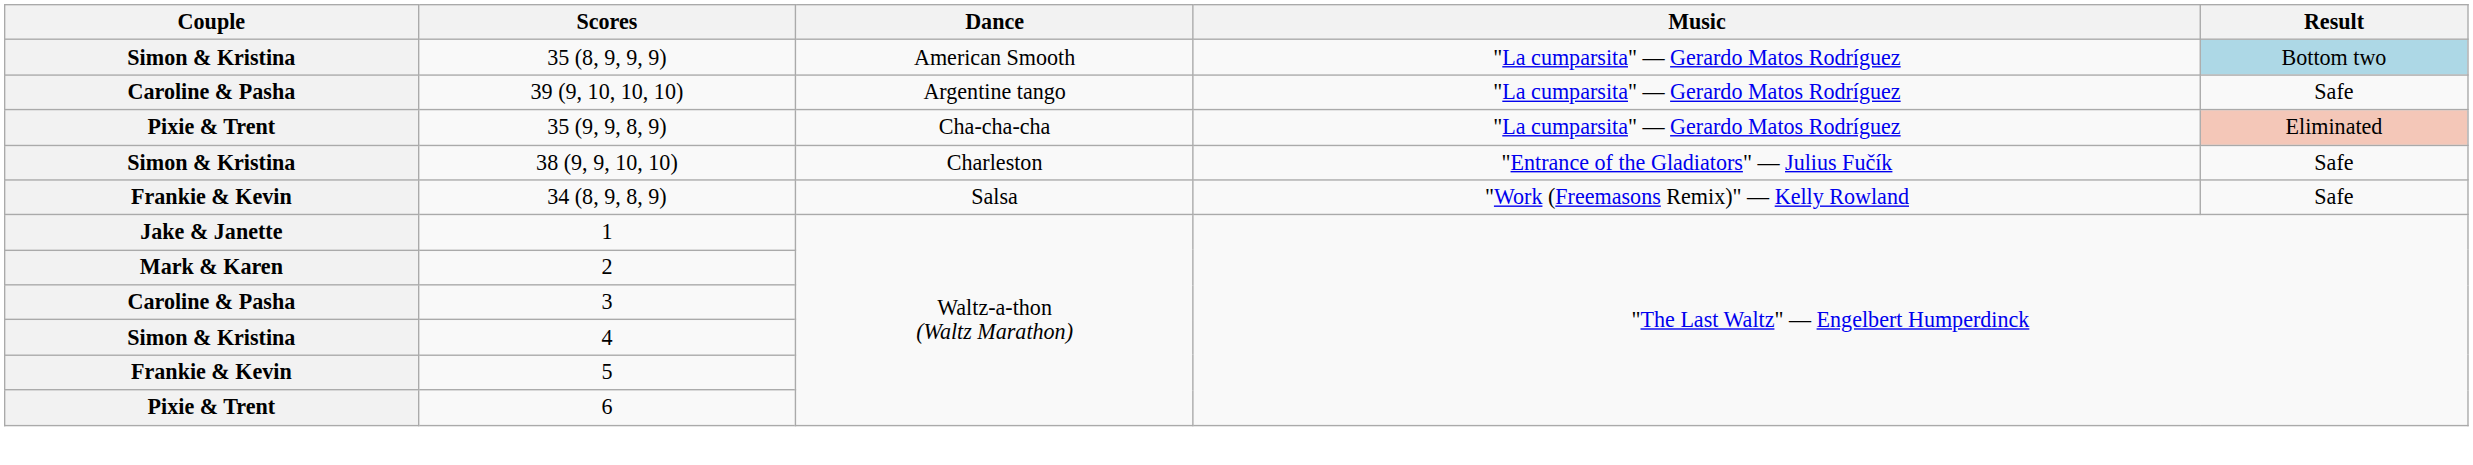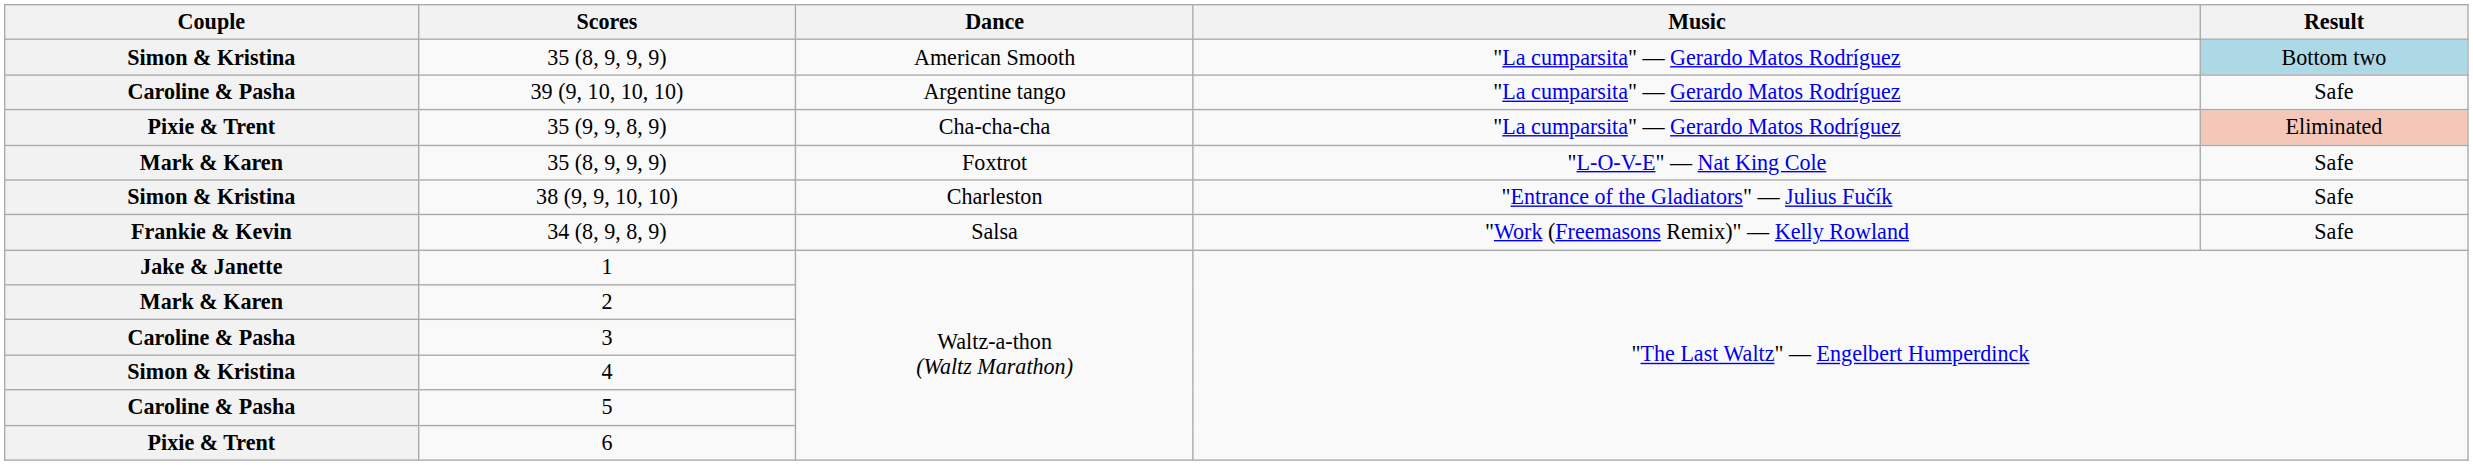+ row: (607, 162)
(211, 372) Frankie & Kevin -> (211, 407) Caroline & Pasha
